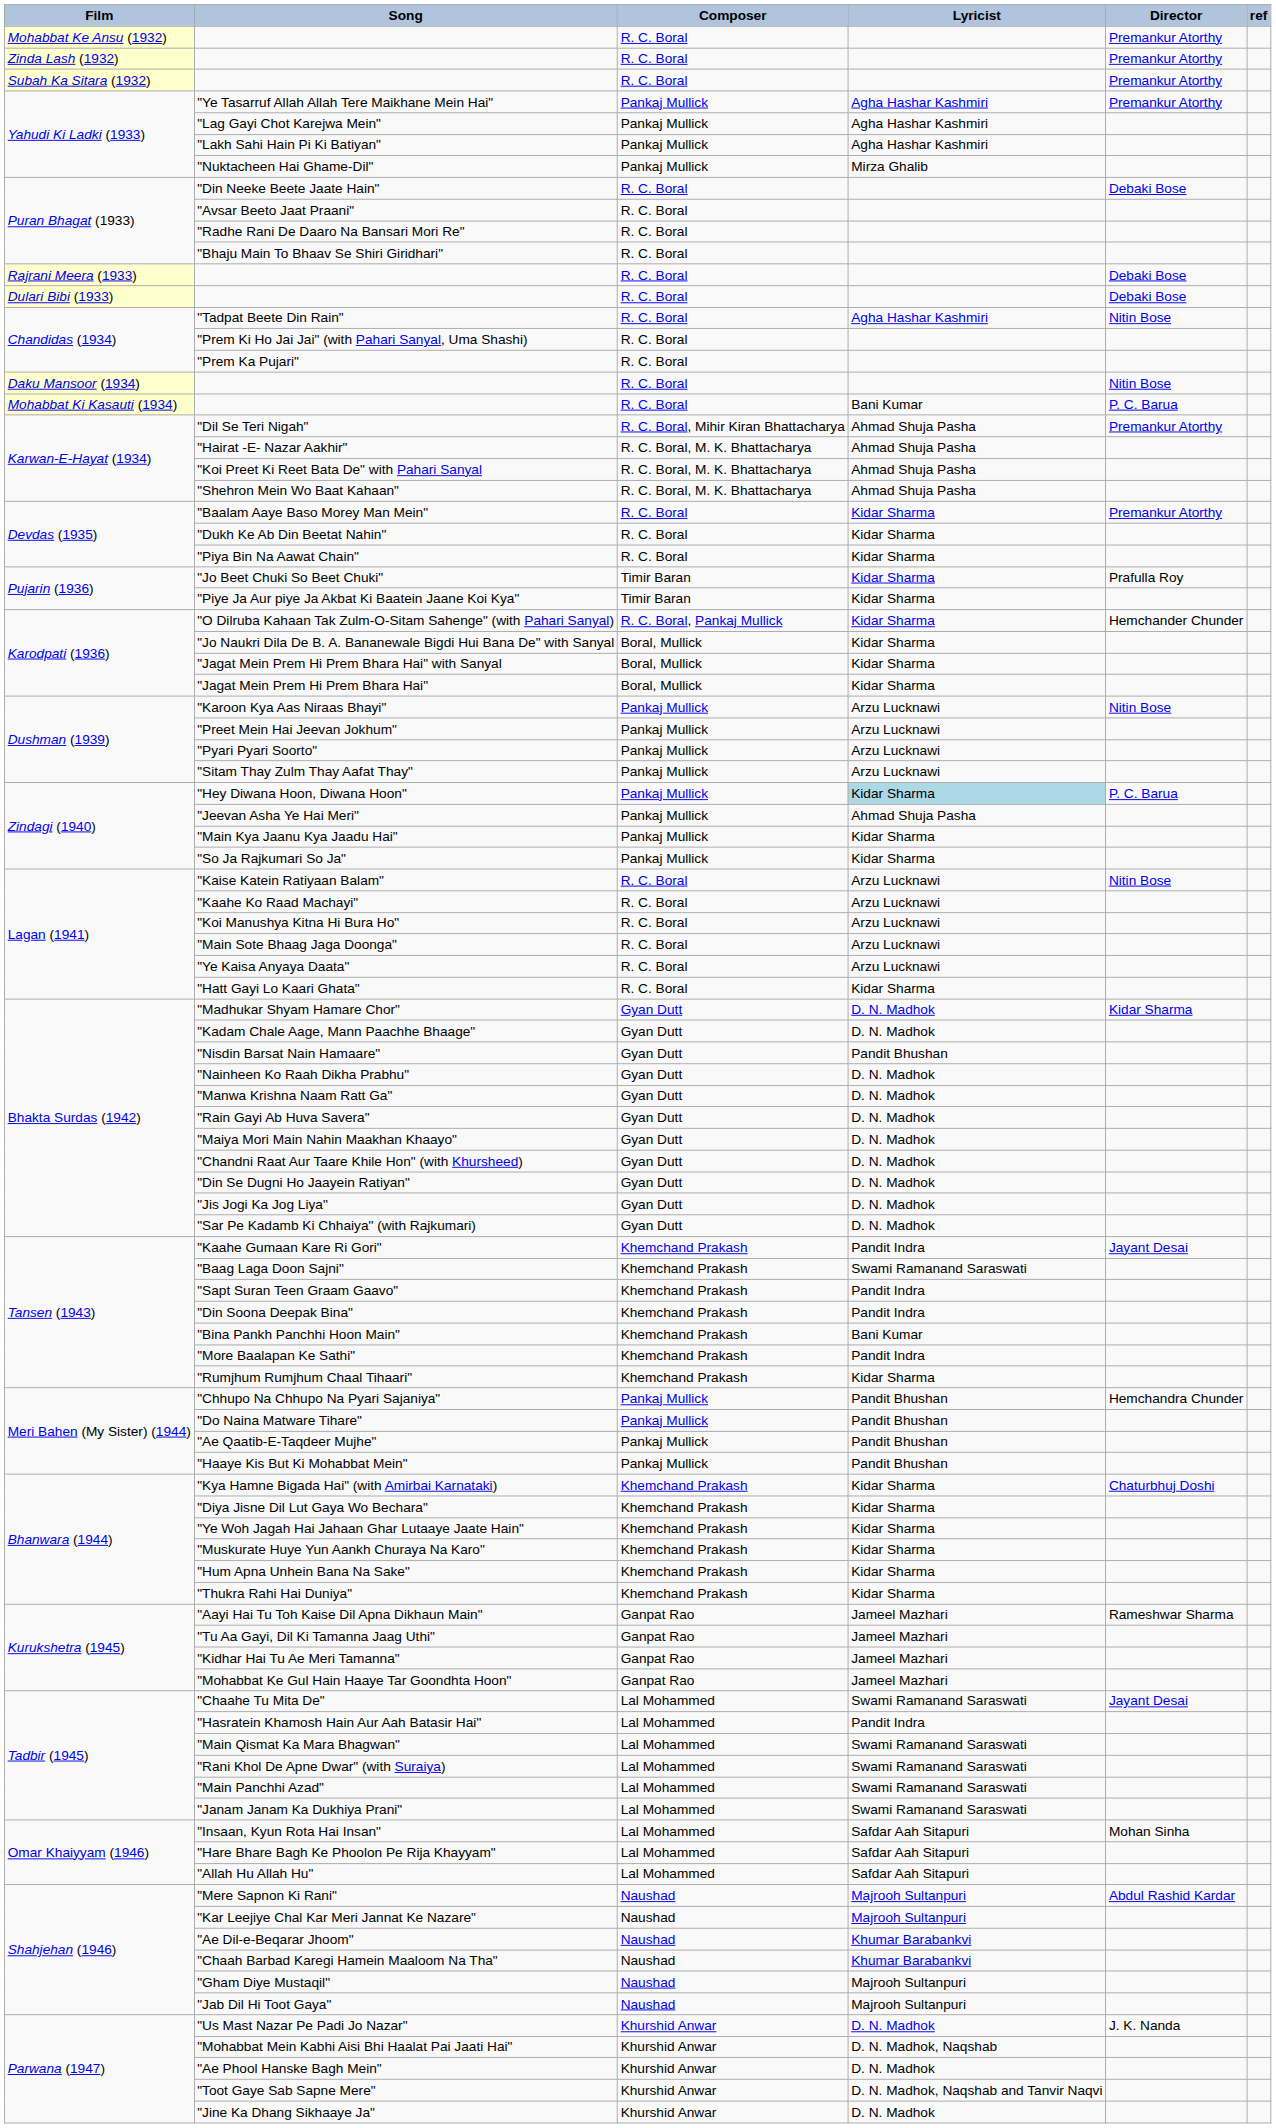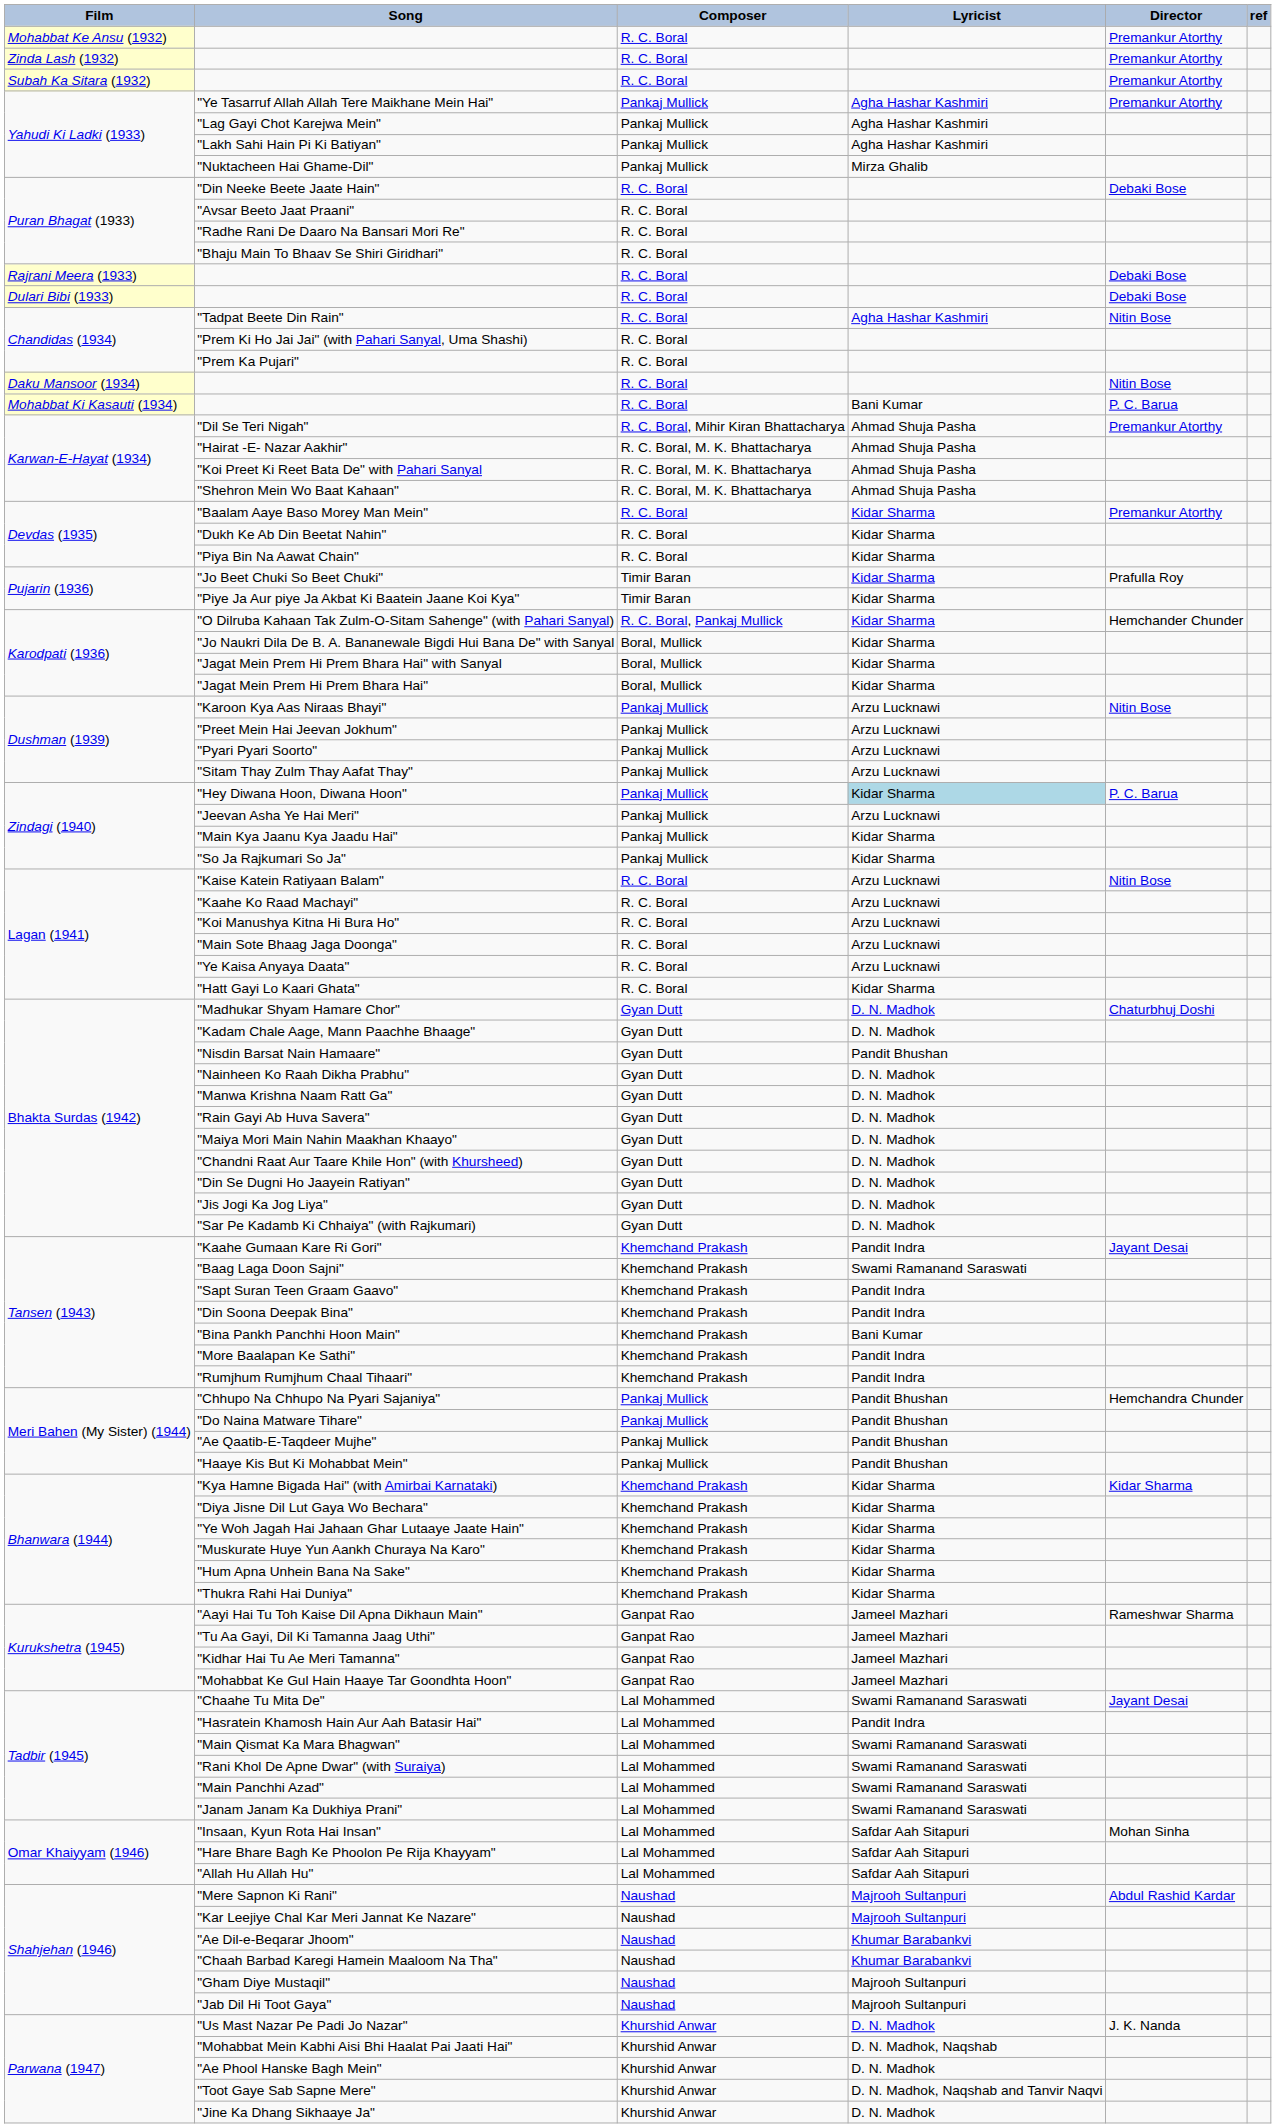(914, 815) Ahmad Shuja Pasha -> (896, 815) Arzu Lucknawi
(1151, 1010) Kidar Sharma -> (1162, 1010) Chaturbhuj Doshi
(893, 1377) Kidar Sharma -> (888, 1377) Pandit Indra
(1162, 1485) Chaturbhuj Doshi -> (1151, 1485) Kidar Sharma
